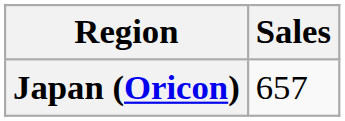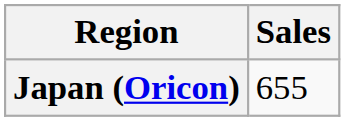(282, 87) 657 -> (282, 87) 655
